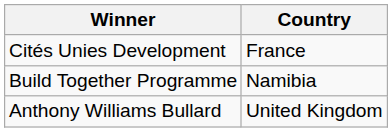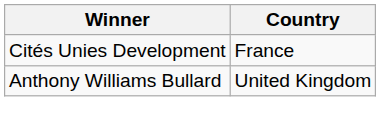- row: (123, 80)
